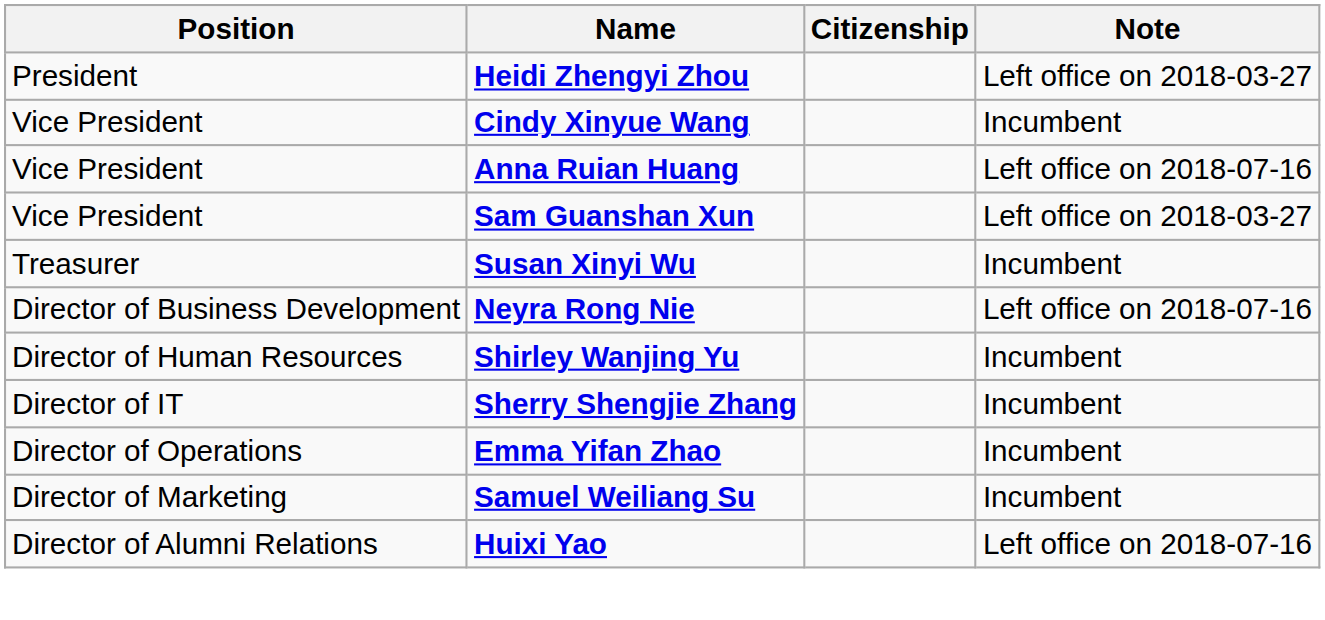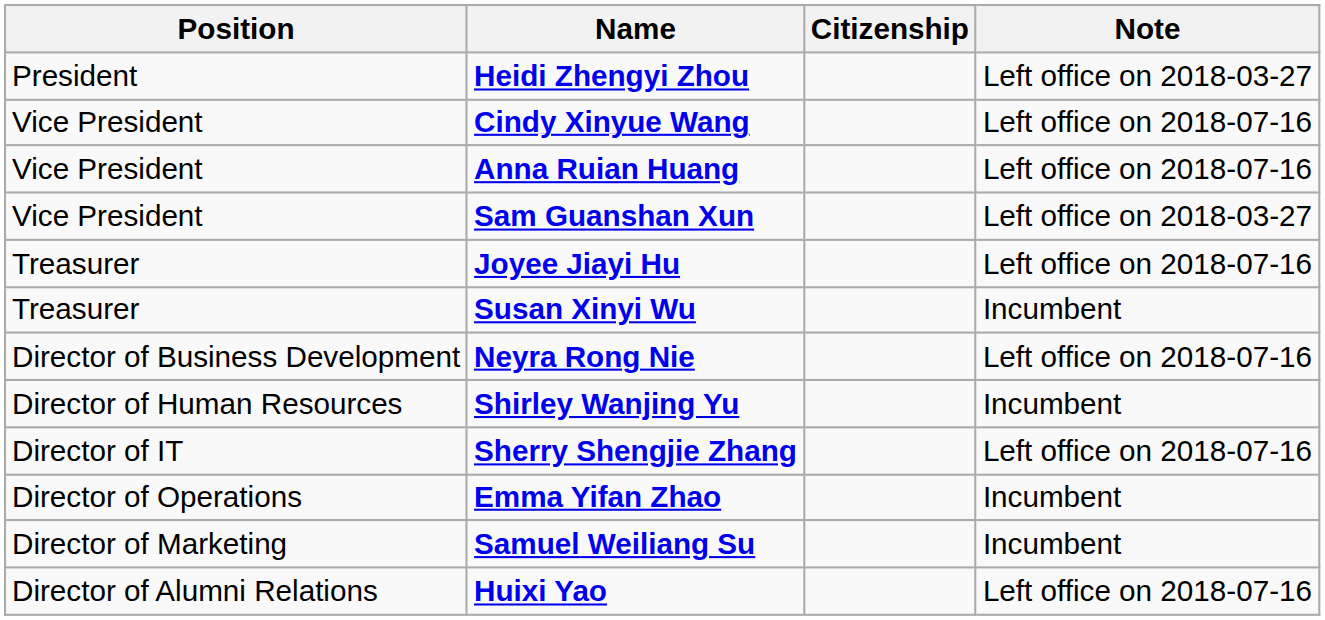(1052, 123) Incumbent -> (1147, 123) Left office on 2018-07-16
+ row: (577, 263)
(1052, 404) Incumbent -> (1147, 451) Left office on 2018-07-16
